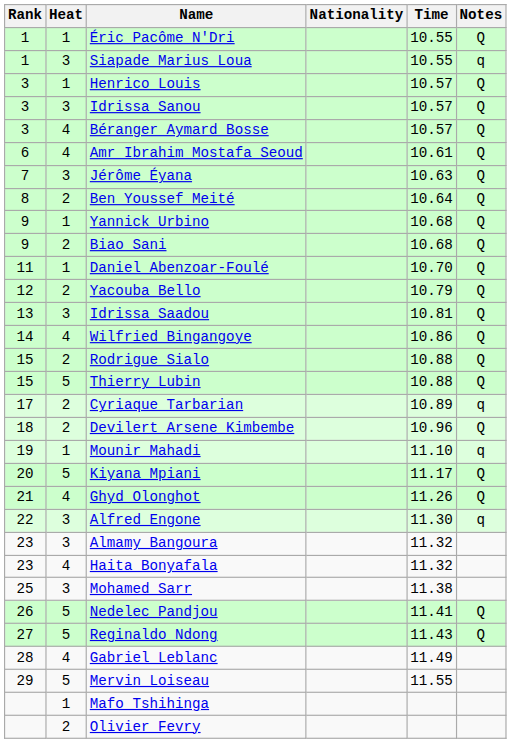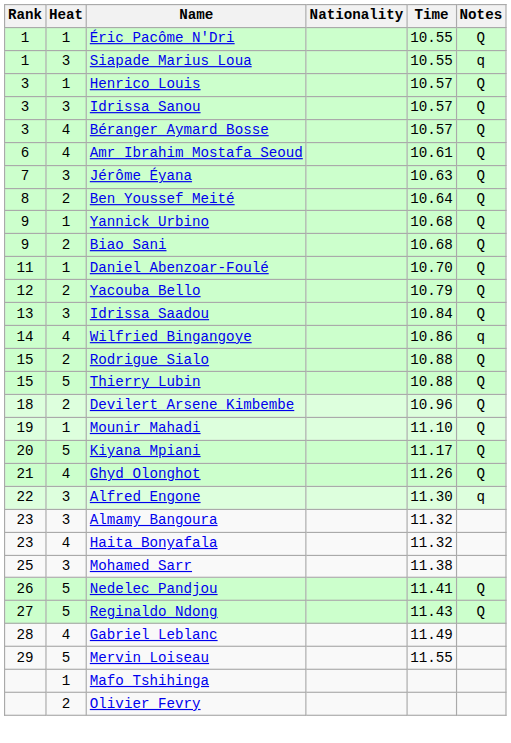(431, 314) 10.81 -> (431, 314) 10.84
(481, 337) Q -> (481, 337) q
- row: (166, 406)
(481, 452) q -> (481, 429) Q
